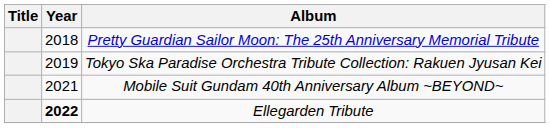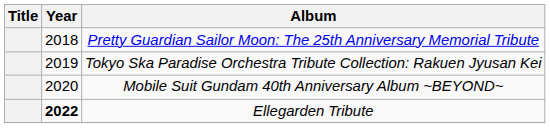(62, 87) 2021 -> (62, 87) 2020
